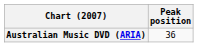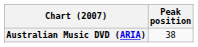(171, 35) 36 -> (171, 35) 38
